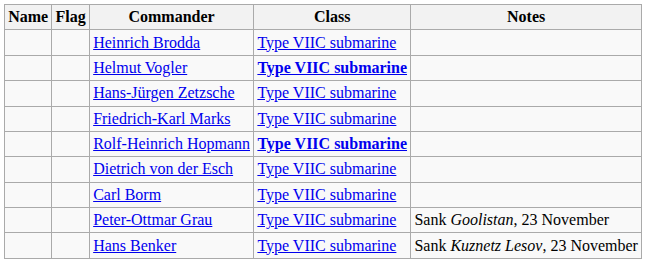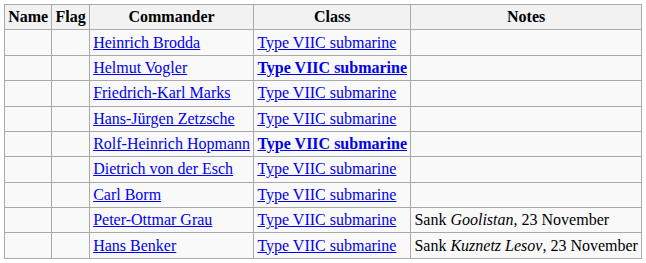rows swapped: (162, 118) <-> (164, 93)
